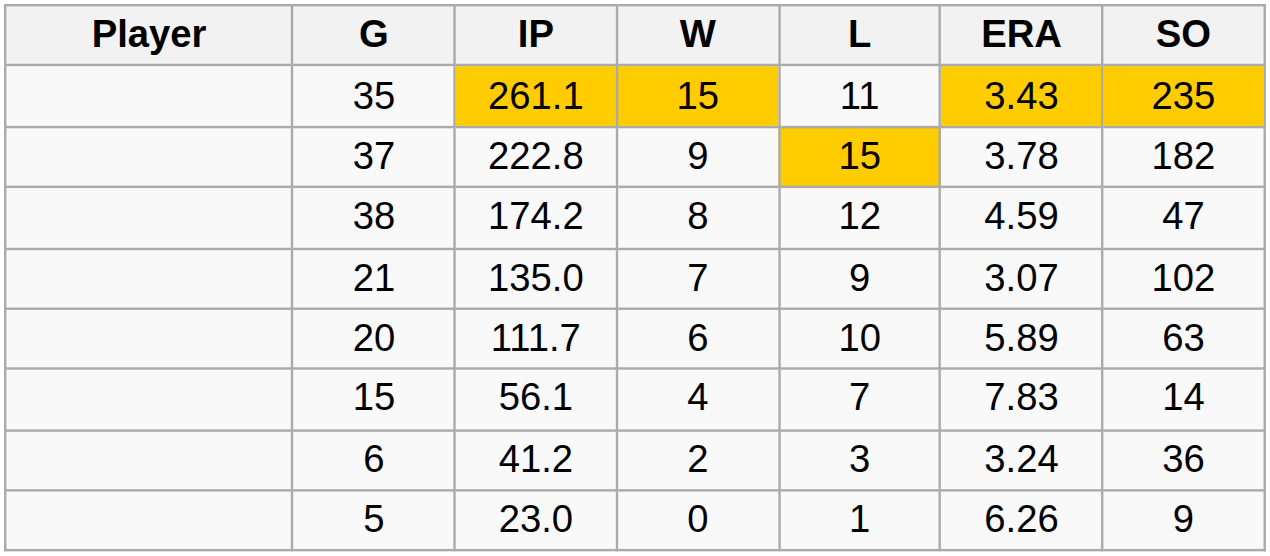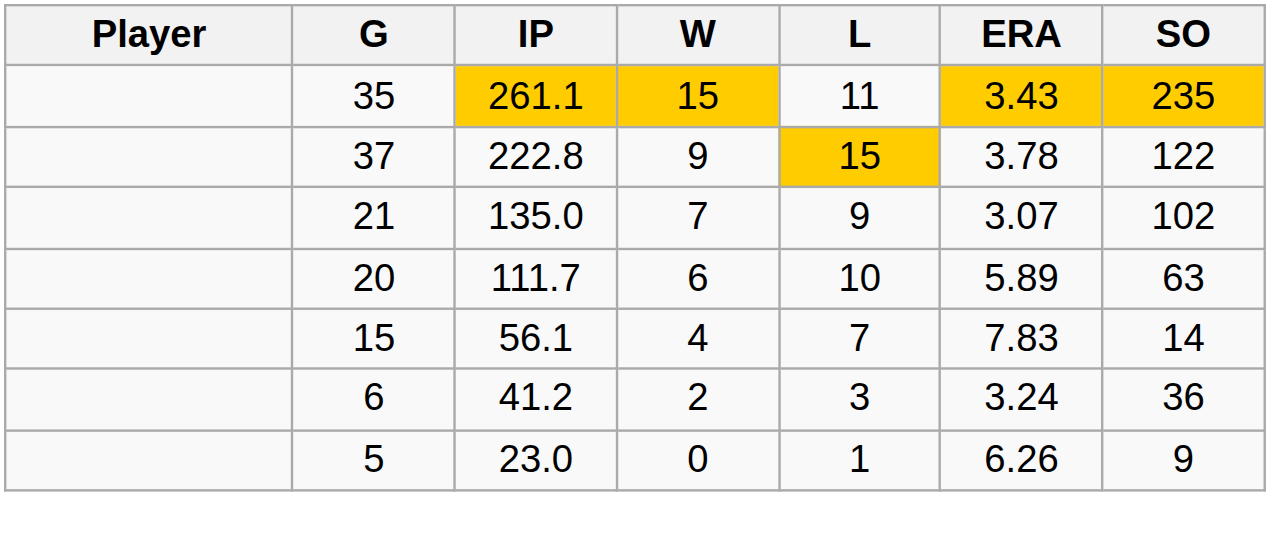(1183, 156) 182 -> (1183, 156) 122
- row: (374, 216)
